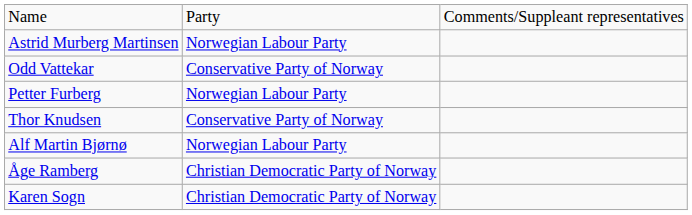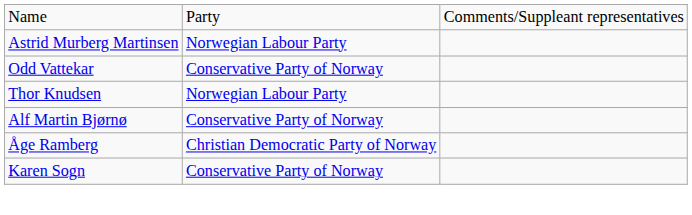- row: (55, 94)
(284, 119) Conservative Party of Norway -> (266, 94) Norwegian Labour Party
(266, 145) Norwegian Labour Party -> (284, 119) Conservative Party of Norway
(311, 196) Christian Democratic Party of Norway -> (284, 171) Conservative Party of Norway
